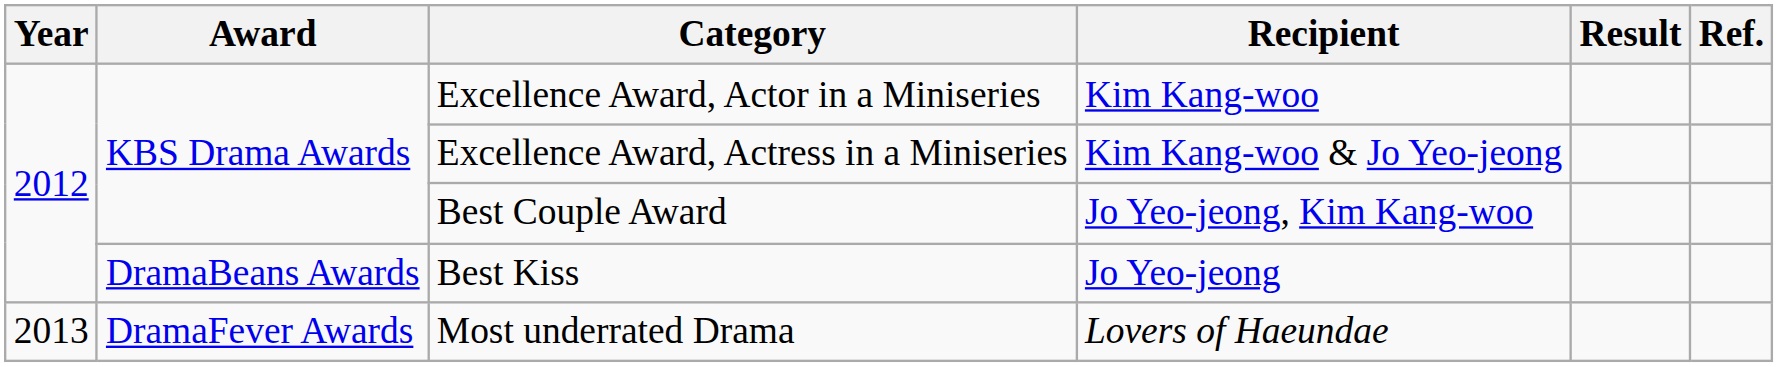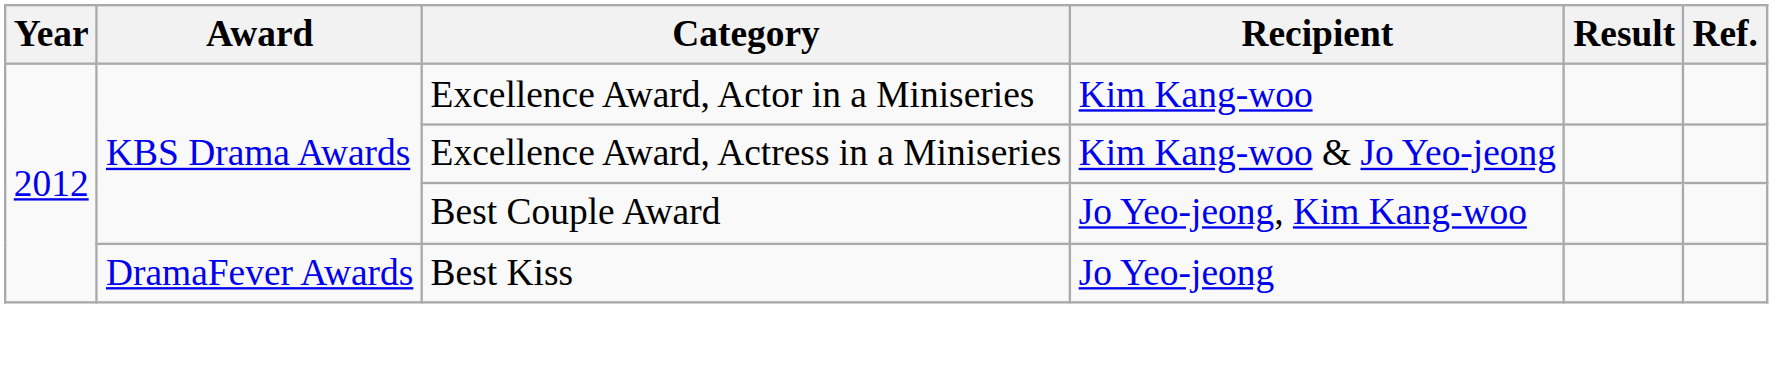(263, 271) DramaBeans Awards -> (260, 271) DramaFever Awards
- row: (616, 331)
